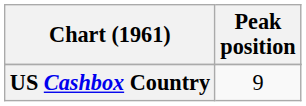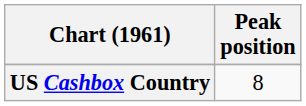(258, 82) 9 -> (258, 82) 8
